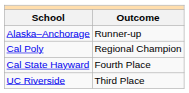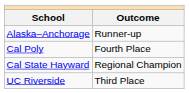(138, 49) Regional Champion -> (123, 49) Fourth Place
(123, 65) Fourth Place -> (138, 65) Regional Champion
